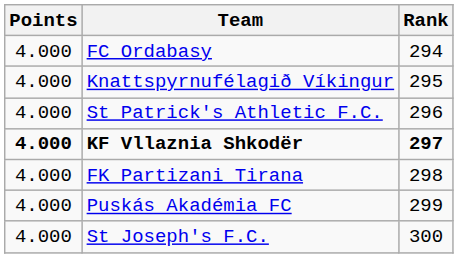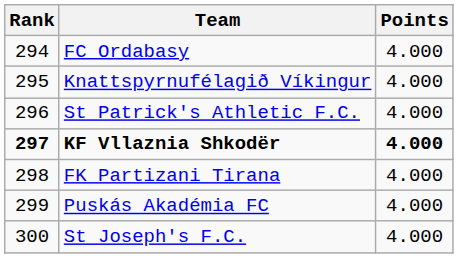columns swapped: (426, 20) <-> (43, 20)
